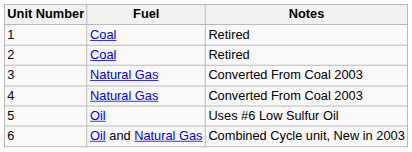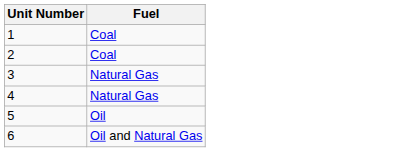- column: (307, 14)
